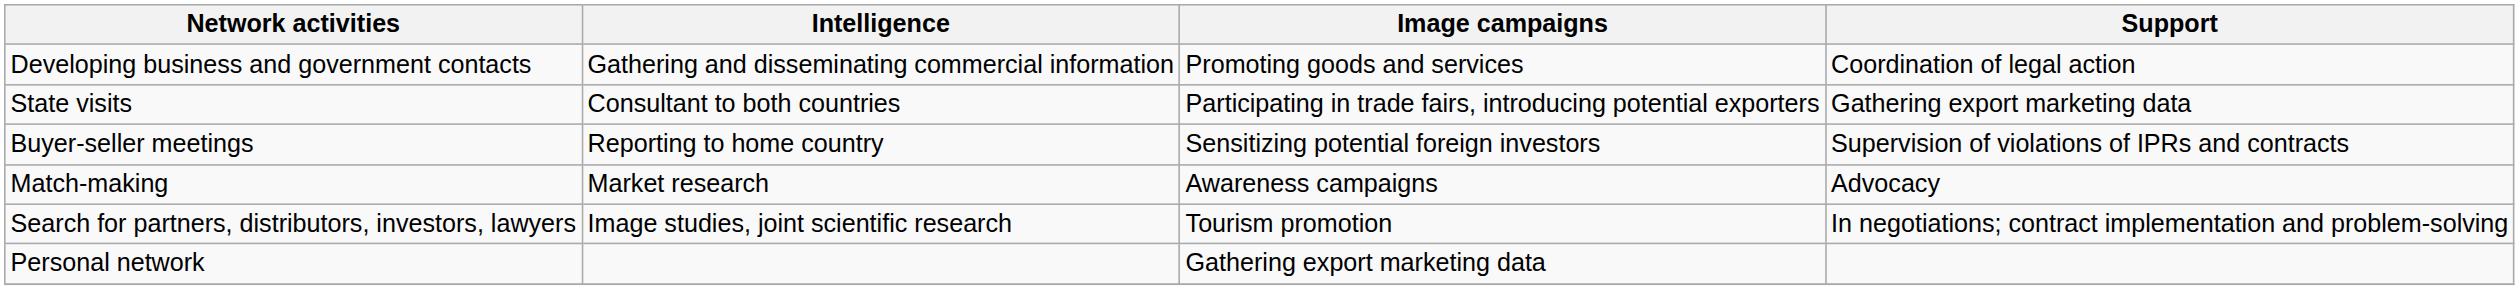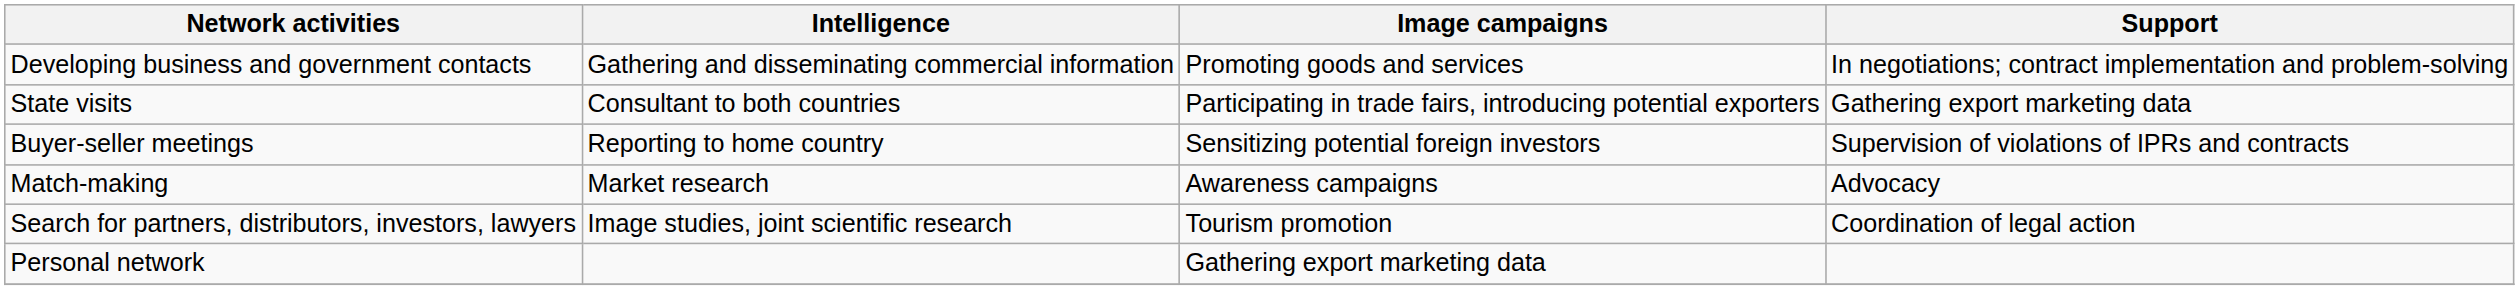(1983, 64) Coordination of legal action -> (2170, 64) In negotiations; contract implementation and problem-solving
(2170, 223) In negotiations; contract implementation and problem-solving -> (1983, 223) Coordination of legal action
